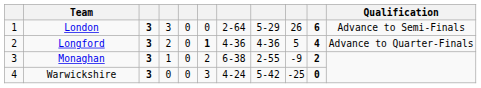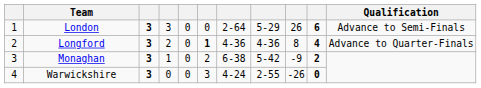(296, 44) 5 -> (296, 44) 8
(268, 59) 2-55 -> (268, 59) 5-42
(268, 75) 5-42 -> (268, 75) 2-55
(296, 75) -25 -> (296, 75) -26
